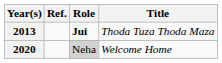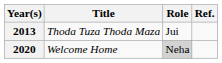columns swapped: (158, 13) <-> (57, 13)
(80, 31) bold -> (172, 31) normal
